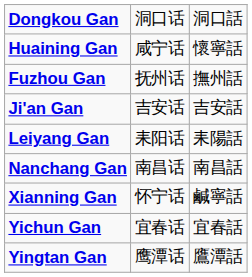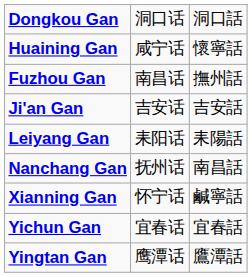(160, 78) 抚州话 -> (160, 78) 南昌话
(160, 167) 南昌话 -> (160, 167) 抚州话
